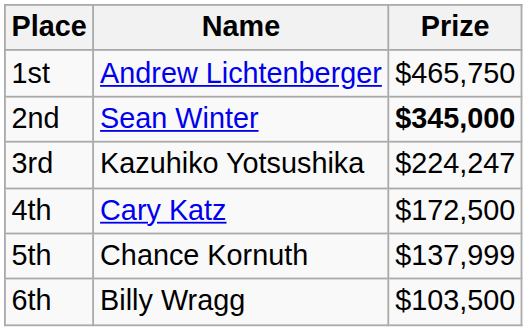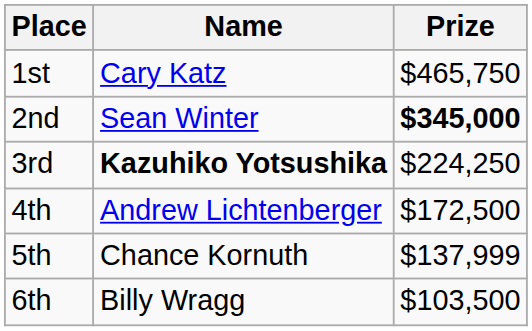(241, 73) Andrew Lichtenberger -> (163, 73) Cary Katz
(232, 164) normal -> (244, 164) bold
(455, 164) $224,247 -> (460, 164) $224,250
(163, 210) Cary Katz -> (241, 210) Andrew Lichtenberger
